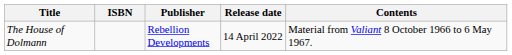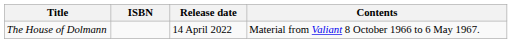- column: (183, 13)
